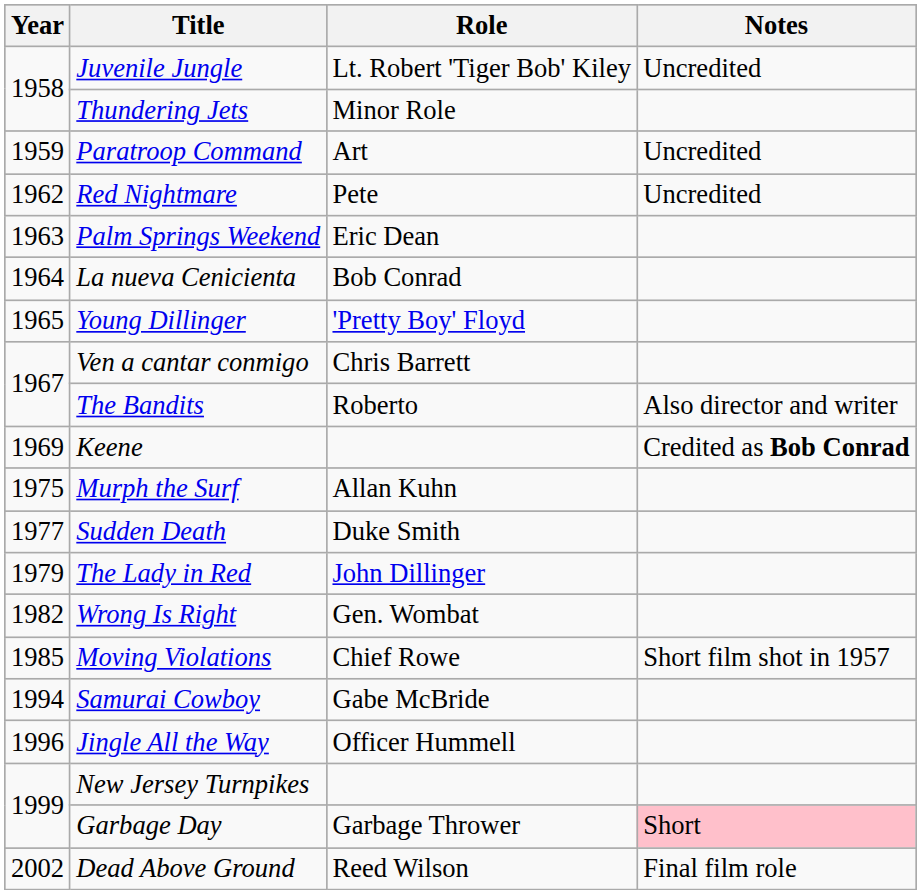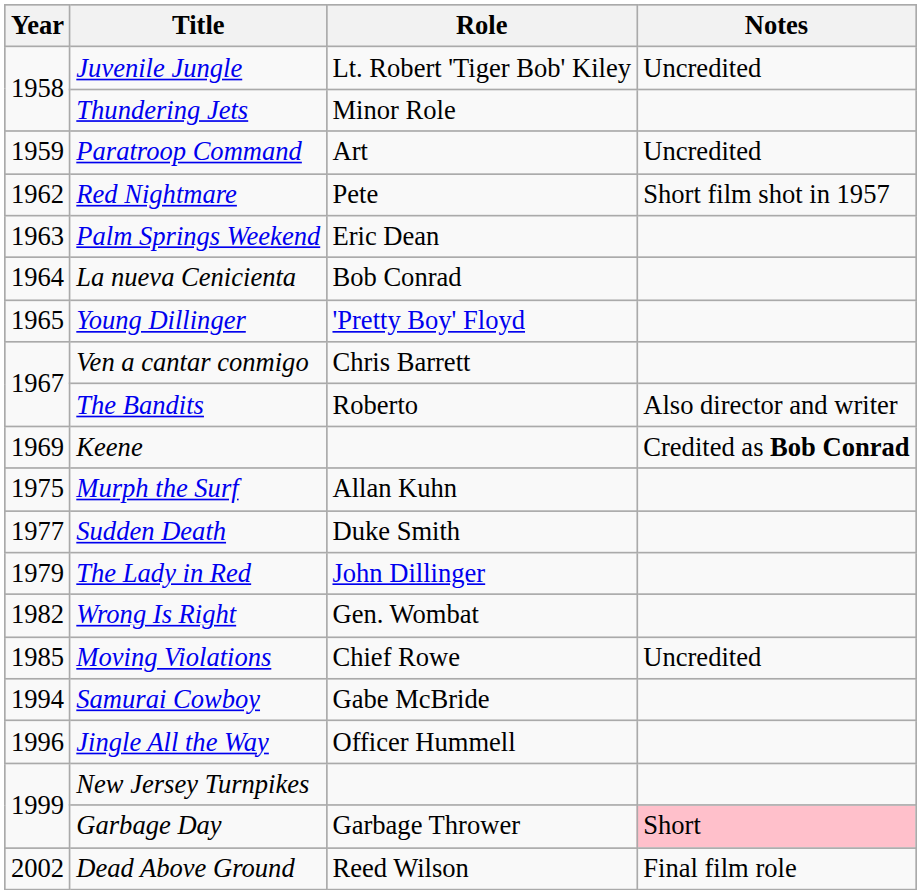(702, 194) Uncredited -> (766, 194) Short film shot in 1957
(766, 657) Short film shot in 1957 -> (702, 657) Uncredited
